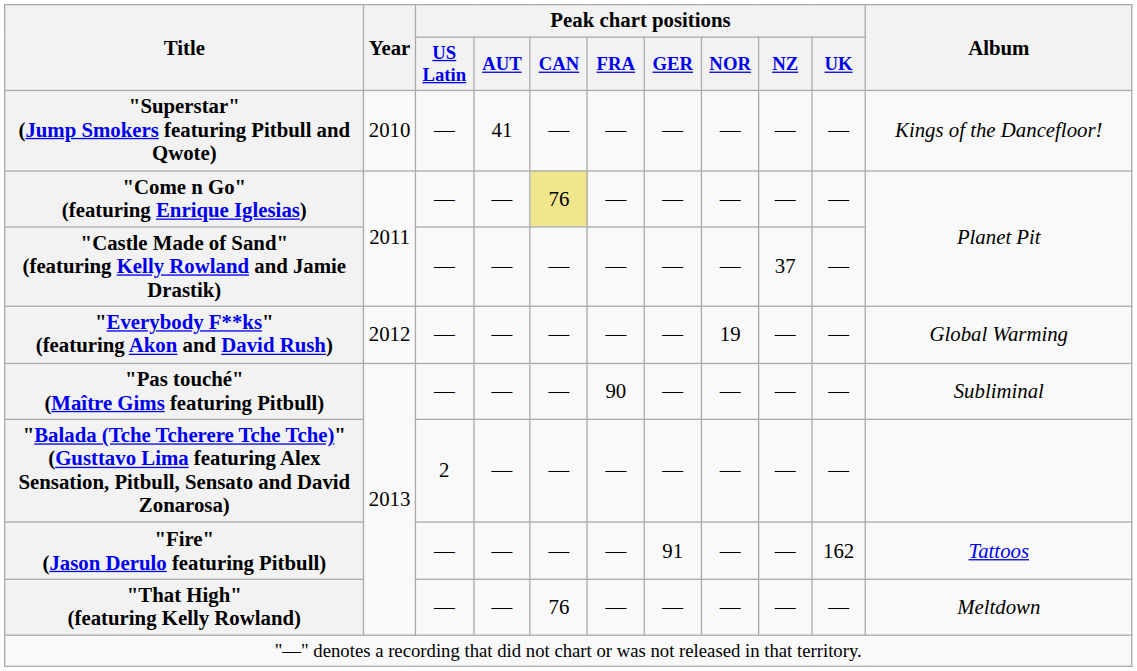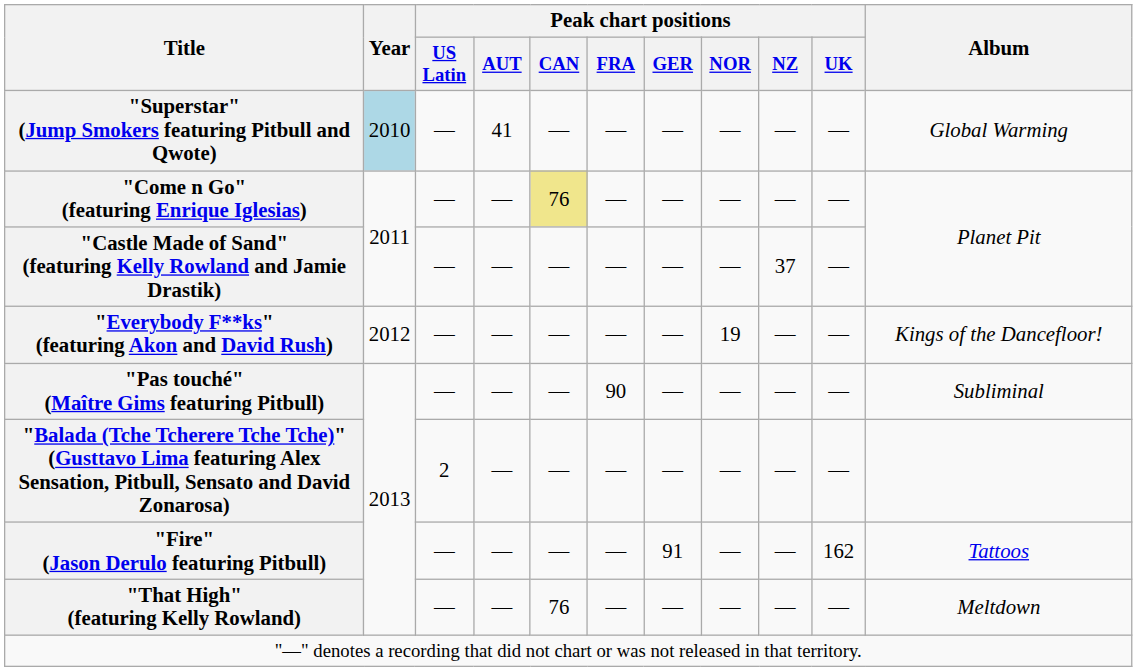(390, 130) no background -> (390, 130) lightblue background
(999, 130) Kings of the Dancefloor! -> (999, 130) Global Warming
(999, 334) Global Warming -> (999, 334) Kings of the Dancefloor!
